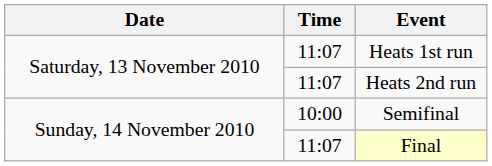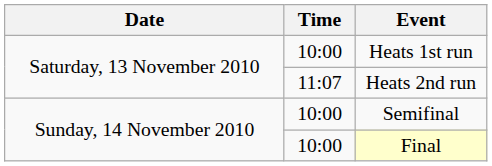(320, 51) 11:07 -> (320, 51) 10:00
(320, 144) 11:07 -> (320, 144) 10:00
